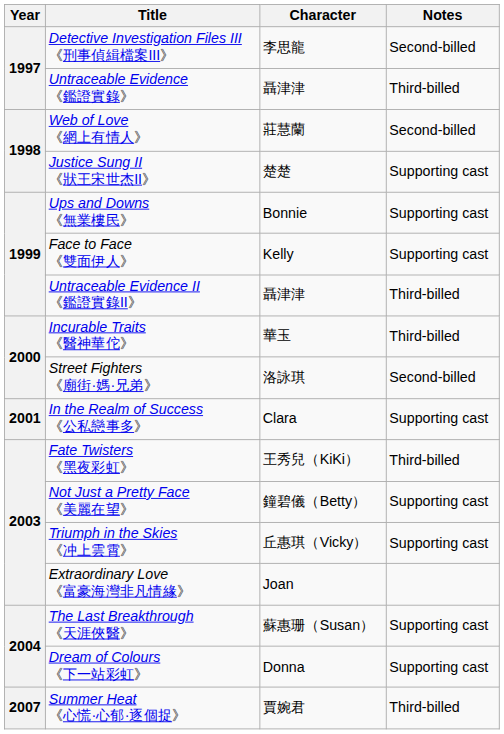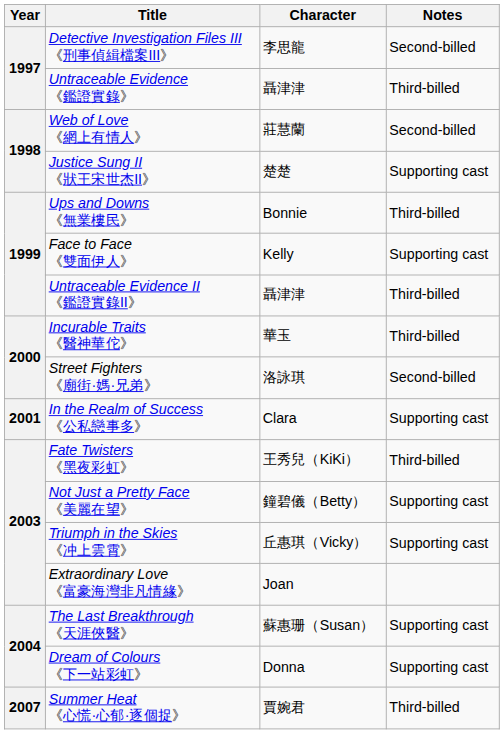(439, 212) Supporting cast -> (425, 212) Third-billed
